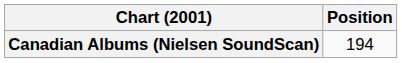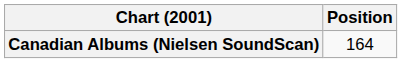(360, 44) 194 -> (360, 44) 164
